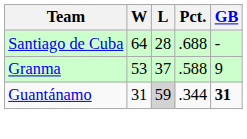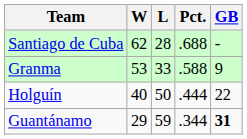(139, 43) 64 -> (139, 43) 62
(163, 69) 37 -> (163, 69) 33
+ row: (35, 95)
(139, 95) 31 -> (139, 120) 29
(163, 95) lightgrey background -> (163, 120) no background
